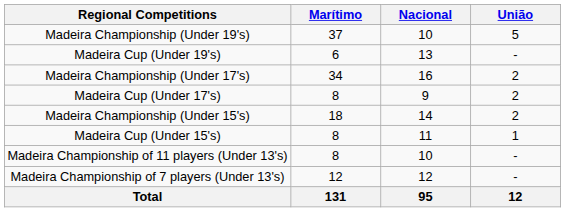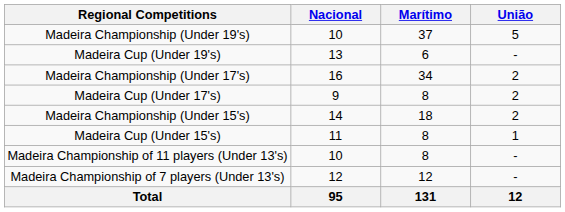columns swapped: (335, 15) <-> (425, 15)
